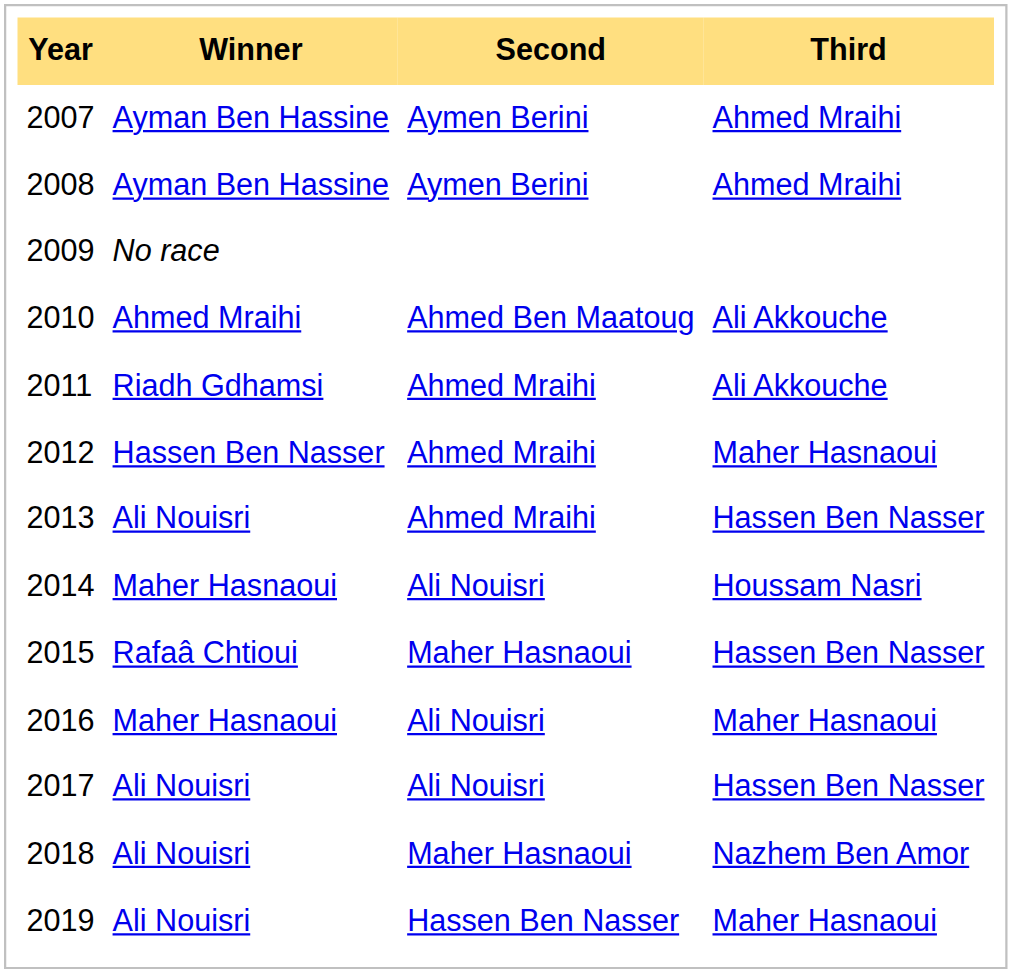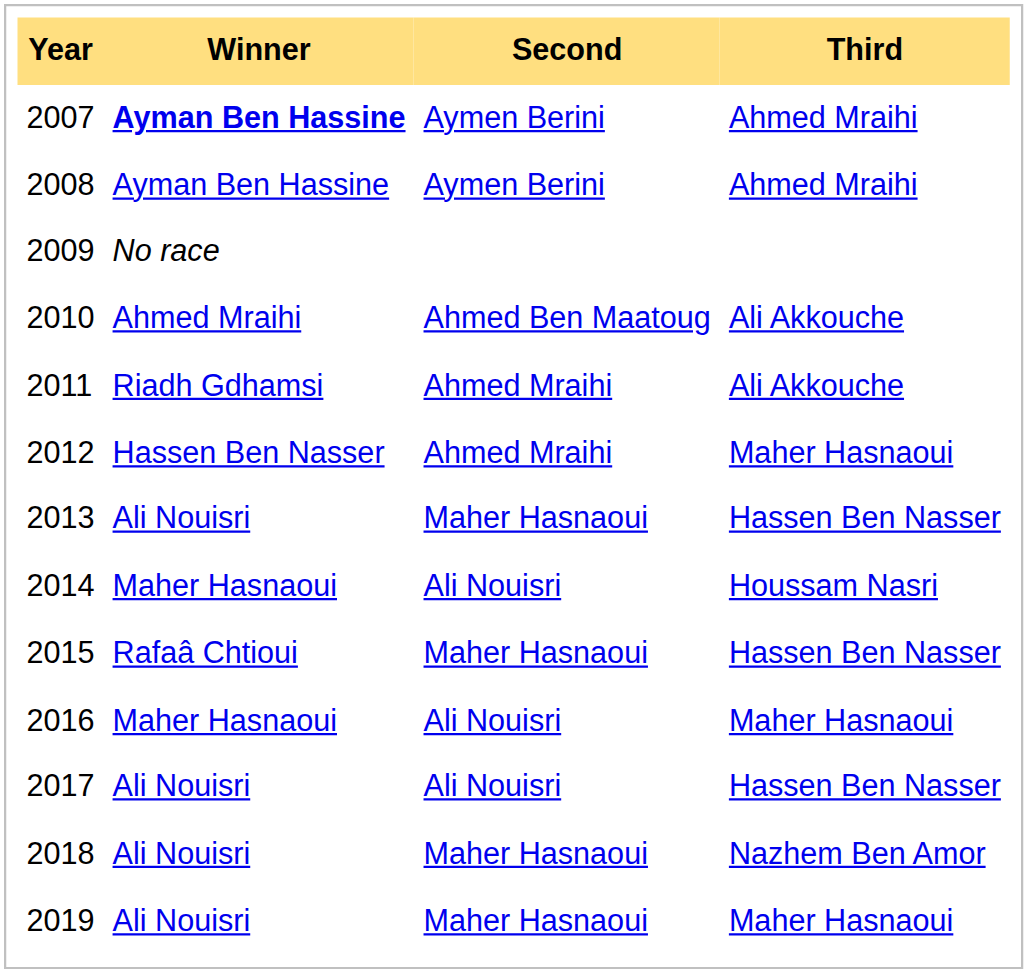(251, 117) normal -> (259, 117) bold
(501, 519) Ahmed Mraihi -> (536, 519) Maher Hasnaoui
(543, 921) Hassen Ben Nasser -> (536, 921) Maher Hasnaoui
